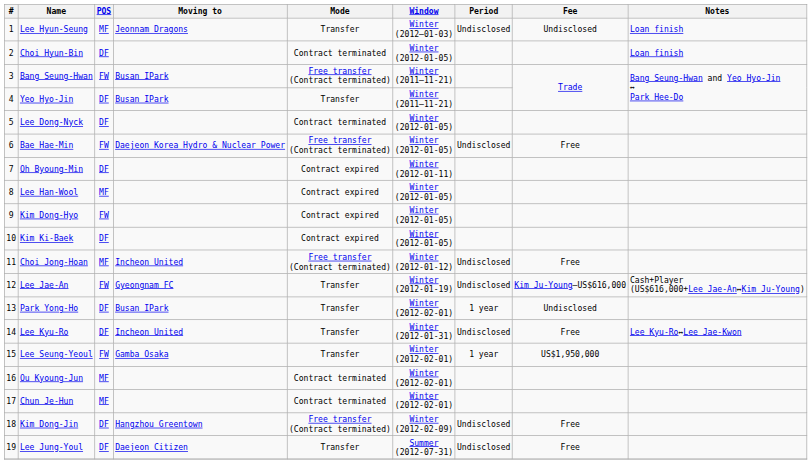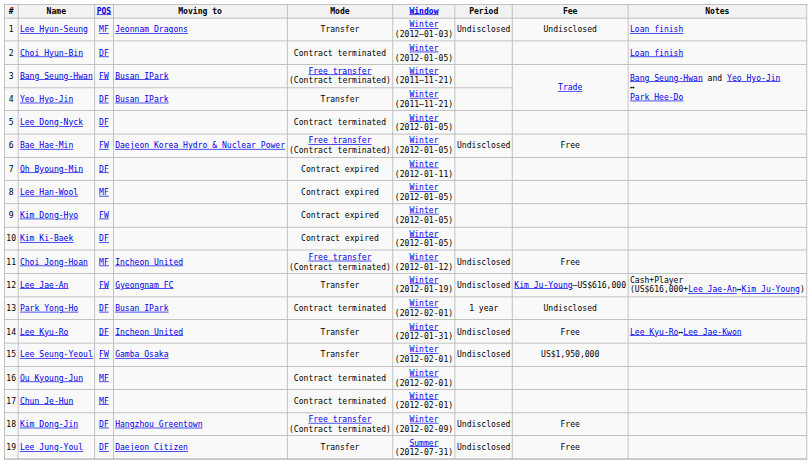(340, 308) Transfer -> (340, 308) Contract terminated
(484, 354) 1 year -> (484, 354) Undisclosed
